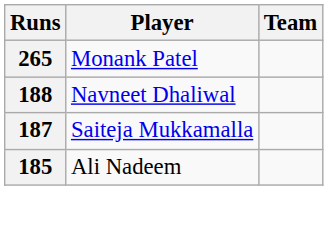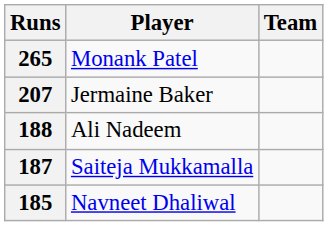+ row: (35, 94)
(153, 94) Navneet Dhaliwal -> (126, 130) Ali Nadeem
(126, 166) Ali Nadeem -> (153, 202) Navneet Dhaliwal
